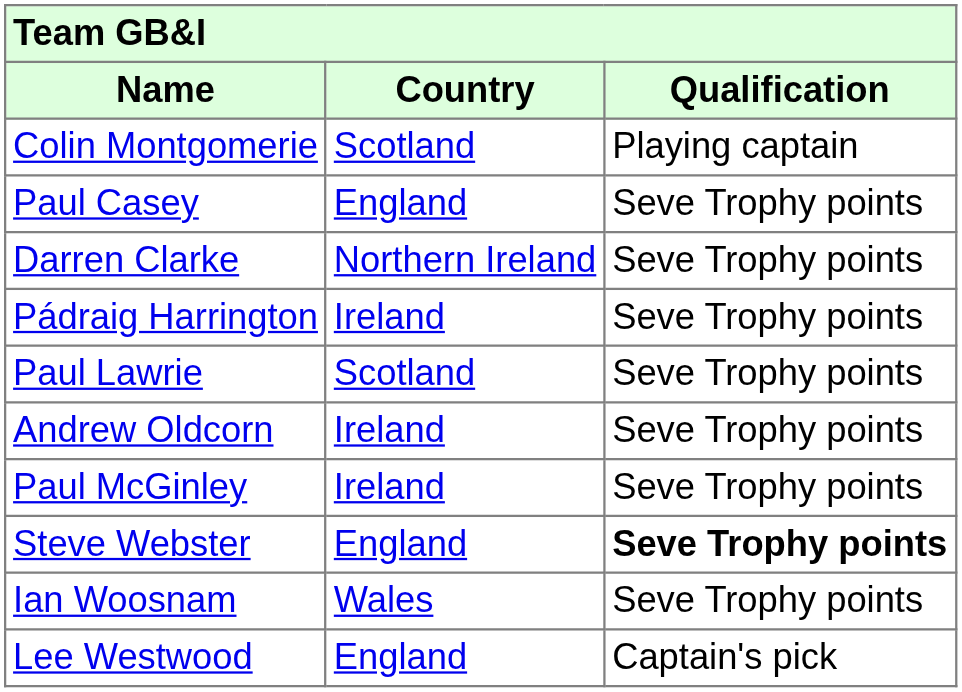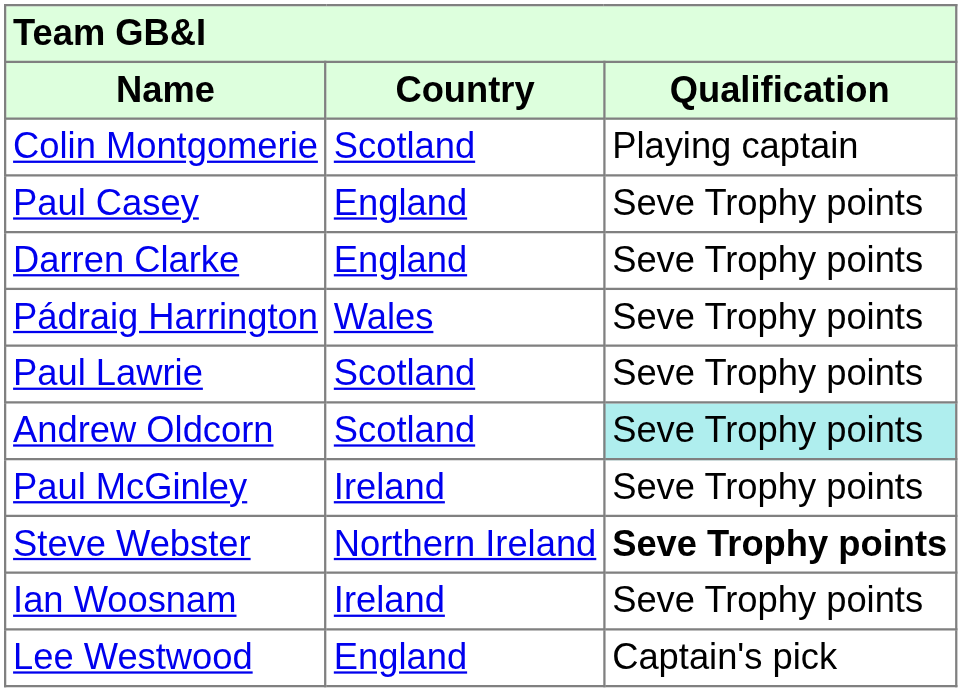(465, 259) Northern Ireland -> (400, 259) England
(389, 316) Ireland -> (384, 316) Wales
(389, 430) Ireland -> (404, 430) Scotland
(768, 430) no background -> (768, 430) paleturquoise background
(400, 543) England -> (465, 543) Northern Ireland
(384, 600) Wales -> (389, 600) Ireland
